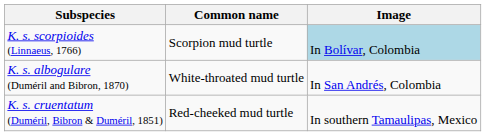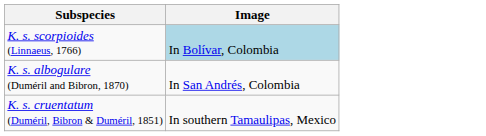- column: (236, 14)
